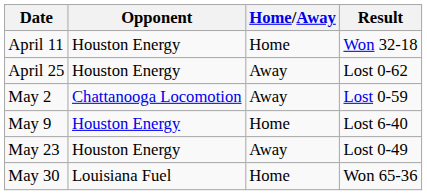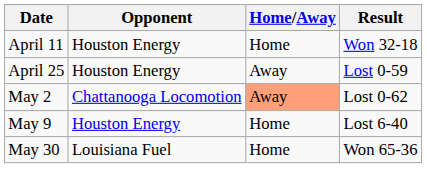(376, 70) Lost 0-62 -> (376, 70) Lost 0-59
(268, 96) no background -> (268, 96) lightsalmon background
(376, 96) Lost 0-59 -> (376, 96) Lost 0-62
- row: (34, 149)
